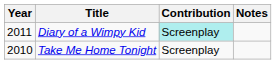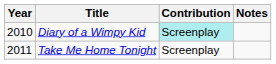(19, 31) 2011 -> (20, 31) 2010
(20, 50) 2010 -> (19, 50) 2011
